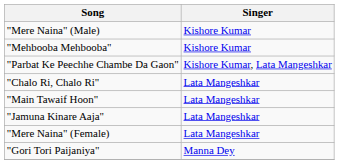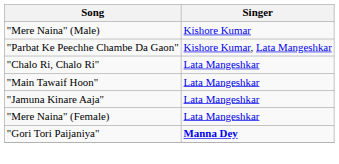- row: (59, 47)
(209, 151) normal -> (211, 133) bold
